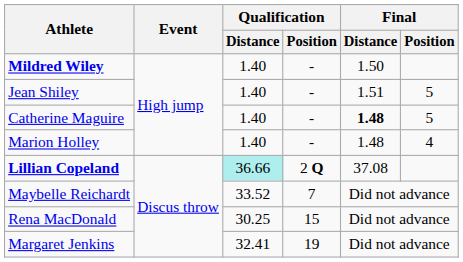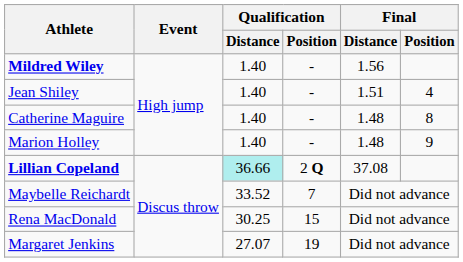(371, 67) 1.50 -> (371, 67) 1.56
(429, 92) 5 -> (429, 92) 4
(371, 117) bold -> (371, 117) normal
(429, 117) 5 -> (429, 117) 8
(429, 143) 4 -> (429, 143) 9
(253, 244) 32.41 -> (253, 244) 27.07
